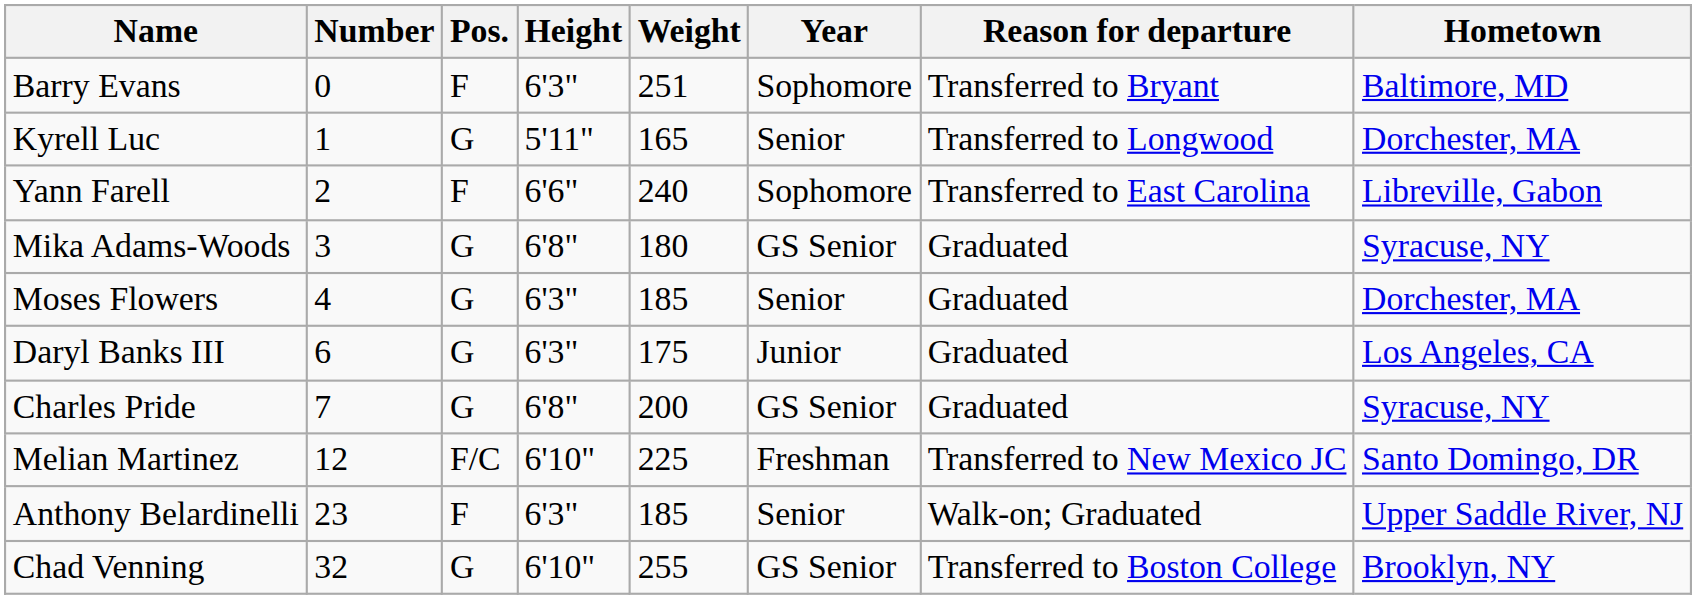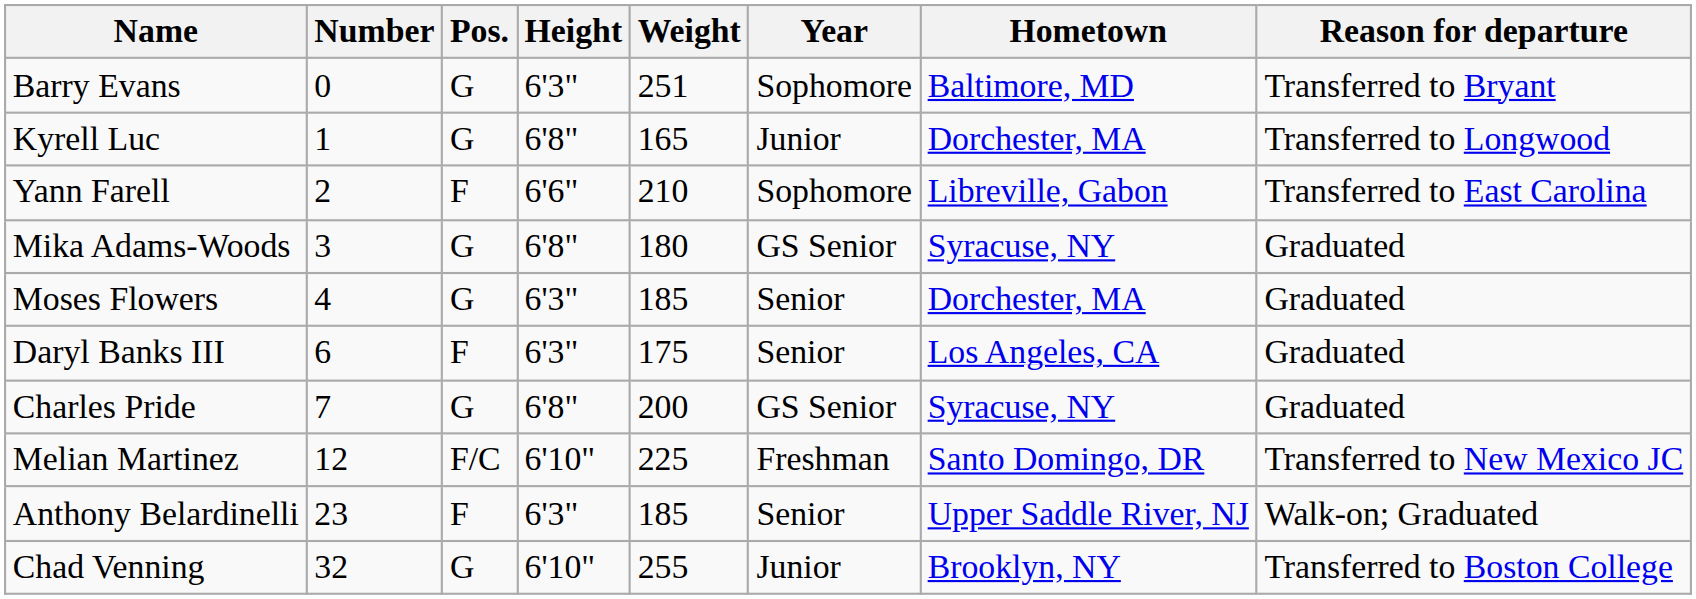columns swapped: (1523, 31) <-> (1137, 31)
(459, 84) F -> (462, 84) G
(559, 138) 5'11" -> (551, 138) 6'8"
(800, 138) Senior -> (799, 138) Junior
(663, 191) 240 -> (663, 191) 210
(462, 352) G -> (459, 352) F
(799, 352) Junior -> (800, 352) Senior
(826, 566) GS Senior -> (799, 566) Junior
